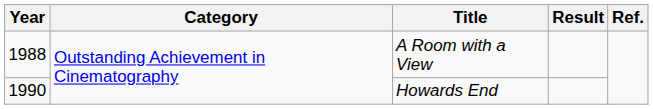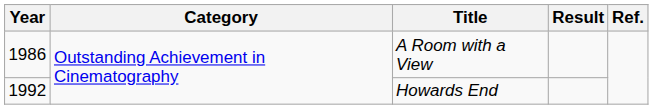(27, 54) 1988 -> (27, 54) 1986
(27, 90) 1990 -> (27, 90) 1992
